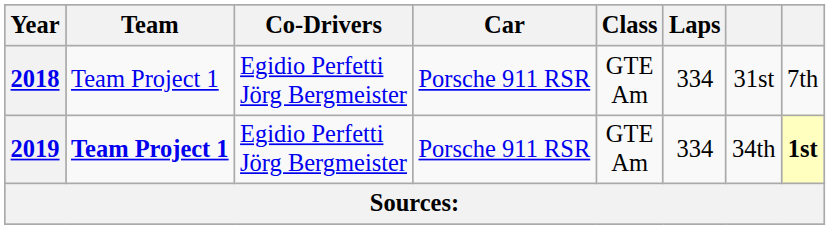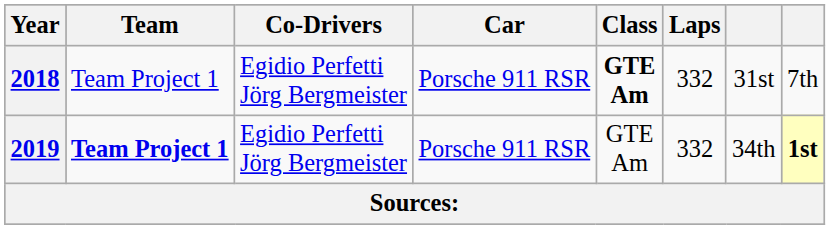(630, 79) normal -> (630, 79) bold
(695, 79) 334 -> (695, 79) 332
(695, 149) 334 -> (695, 149) 332
